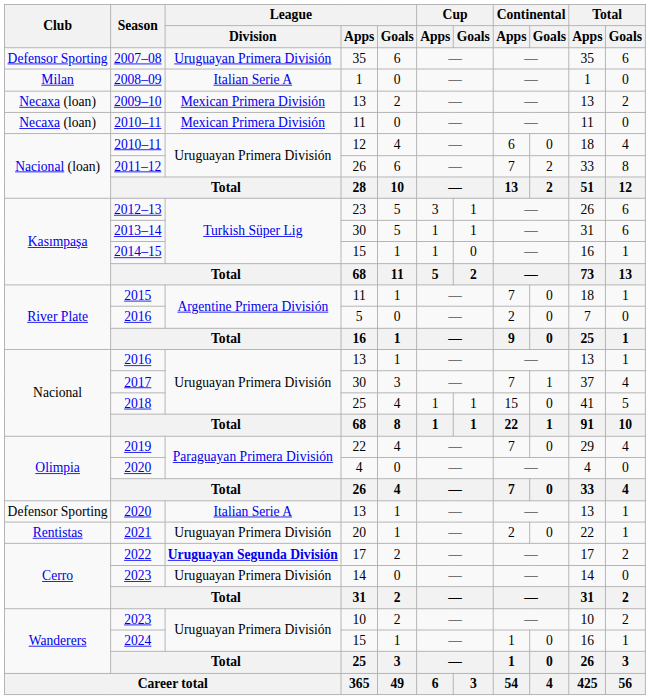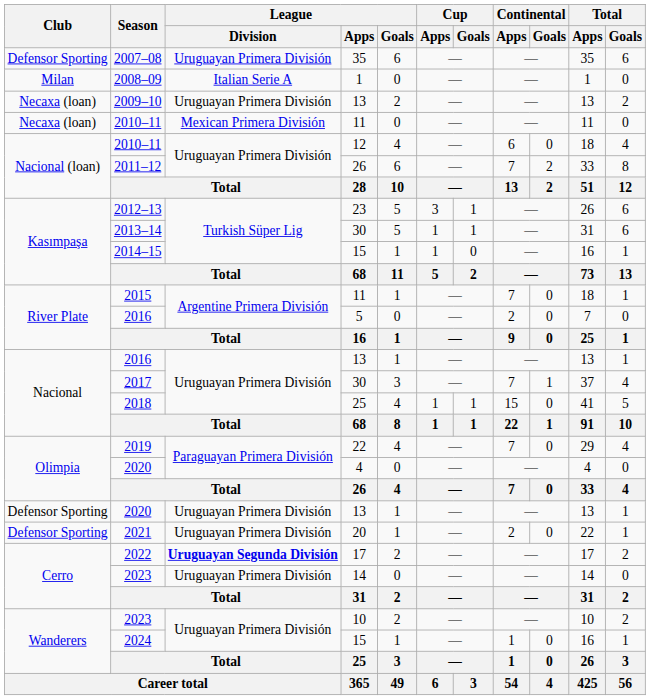(253, 101) Mexican Primera División -> (253, 101) Uruguayan Primera División
(253, 511) Italian Serie A -> (253, 511) Uruguayan Primera División
(58, 532) Rentistas -> (58, 532) Defensor Sporting
